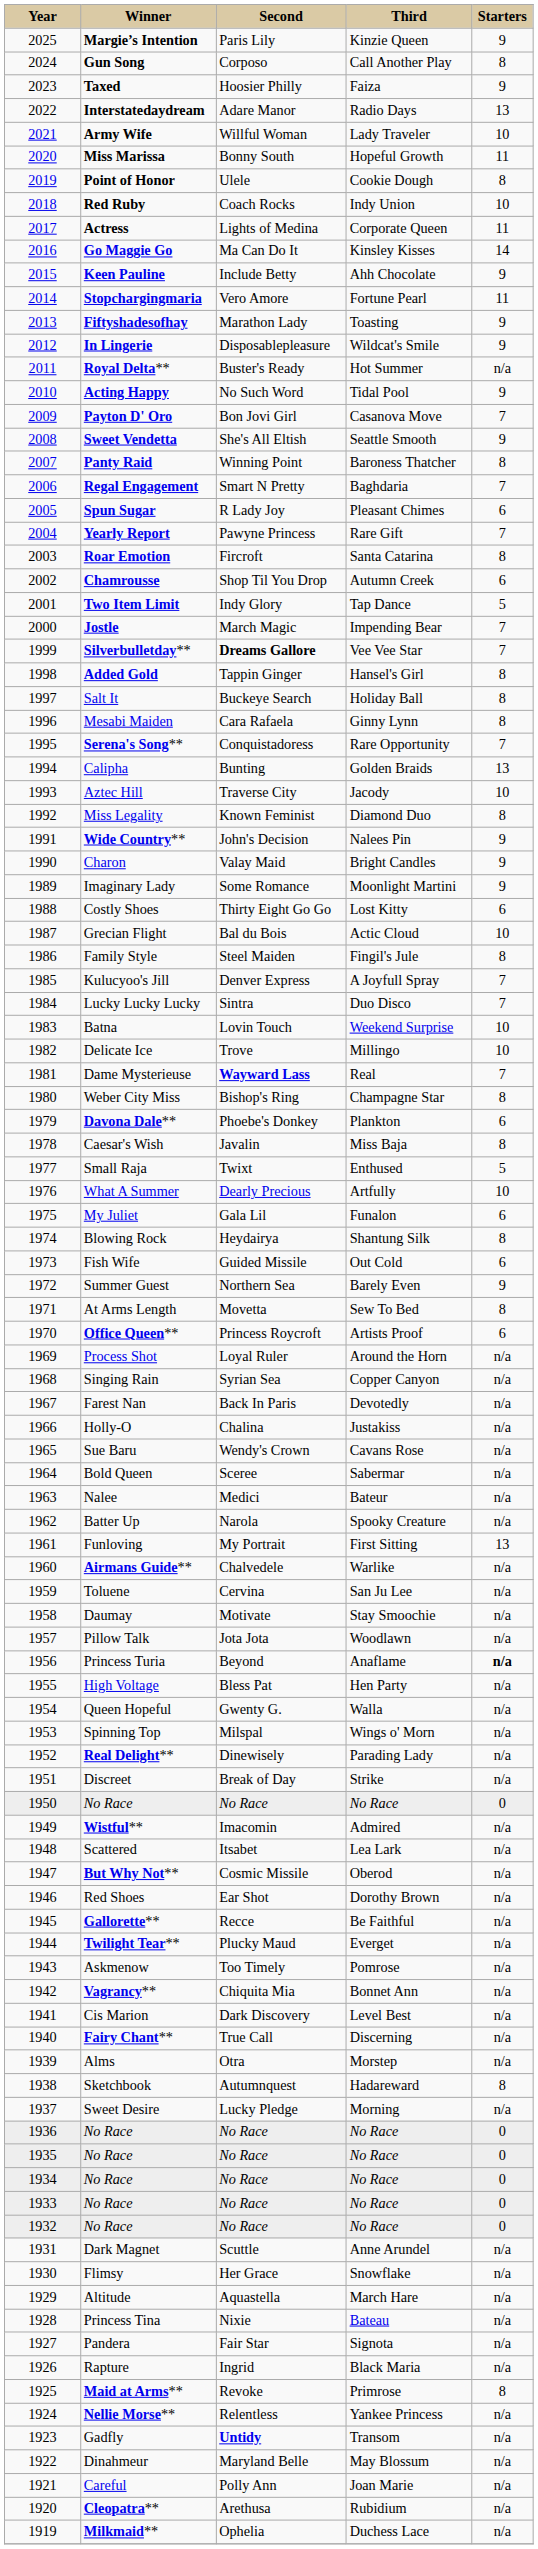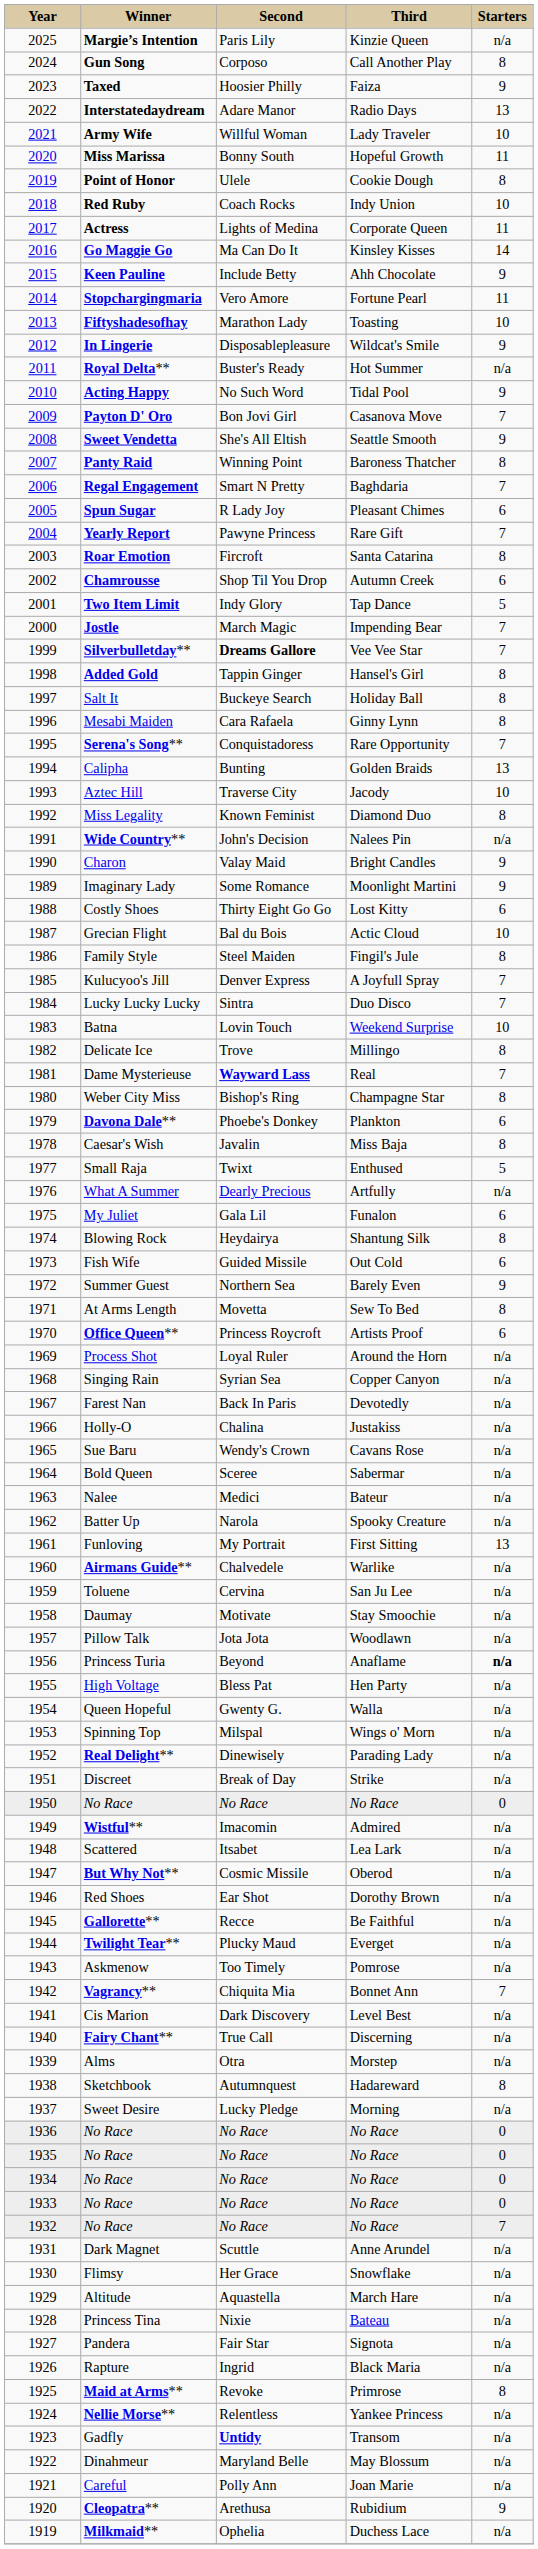(502, 40) 9 -> (502, 40) n/a
(502, 322) 9 -> (502, 322) 10
(502, 839) 9 -> (502, 839) n/a
(502, 1051) 10 -> (502, 1051) 8
(502, 1192) 10 -> (502, 1192) n/a
(502, 1991) n/a -> (502, 1991) 7
(502, 2226) 0 -> (502, 2226) 7
(502, 2508) n/a -> (502, 2508) 9
